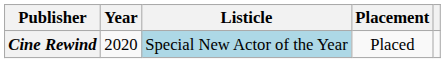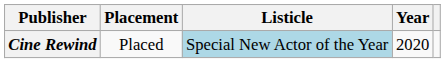columns swapped: (121, 17) <-> (392, 17)
